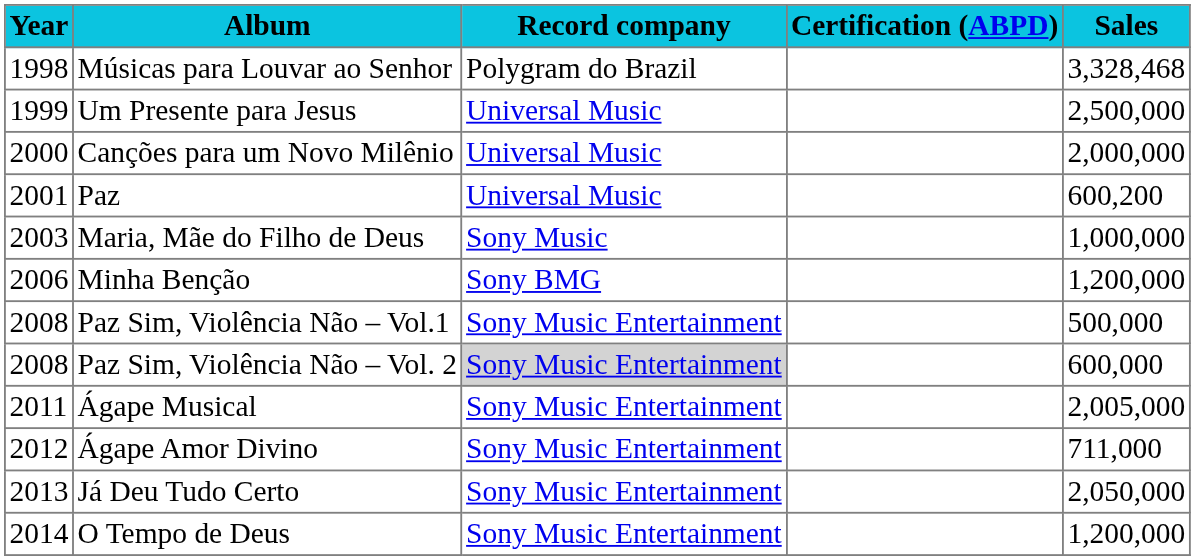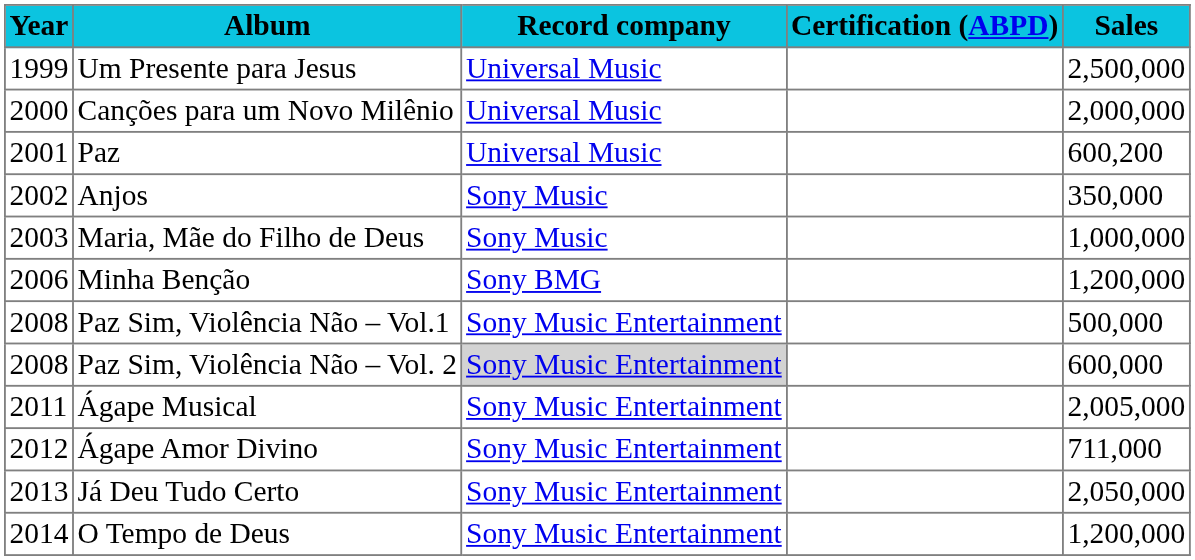- row: (265, 67)
+ row: (113, 194)
